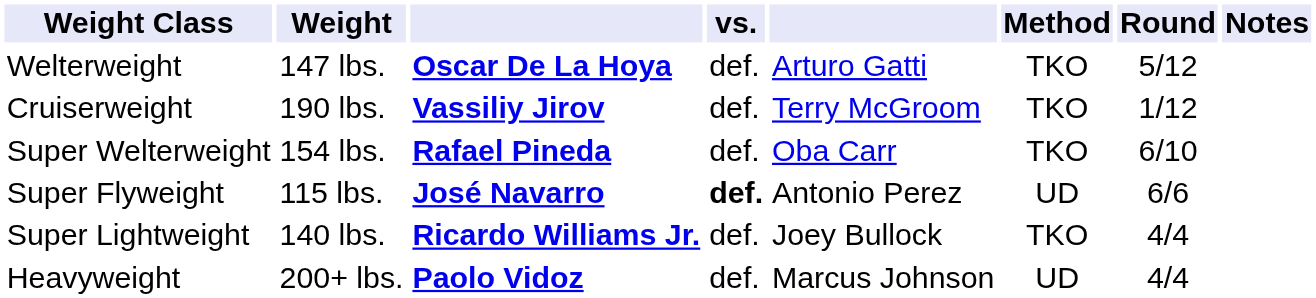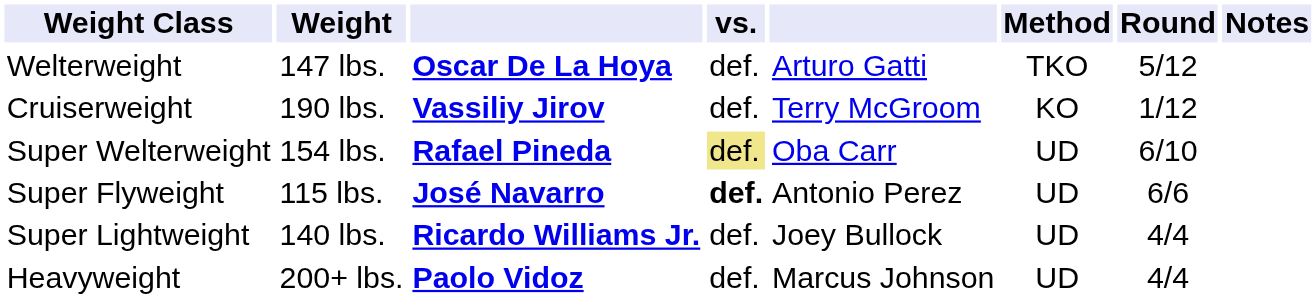(1057, 108) TKO -> (1057, 108) KO
(734, 151) no background -> (734, 151) khaki background
(1057, 151) TKO -> (1057, 151) UD
(1057, 235) TKO -> (1057, 235) UD
